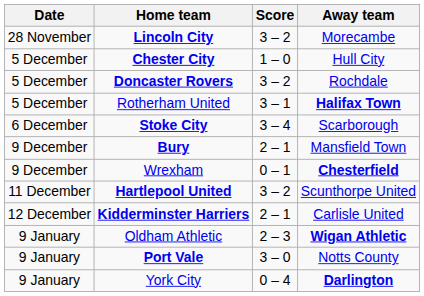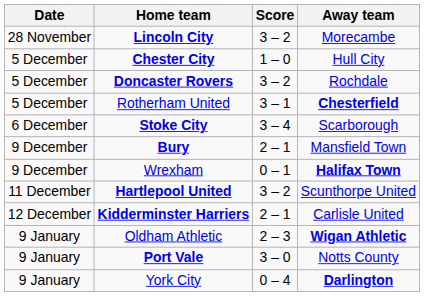(358, 103) Halifax Town -> (358, 103) Chesterfield
(358, 170) Chesterfield -> (358, 170) Halifax Town
